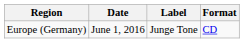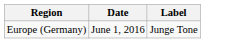- column: (220, 12)
